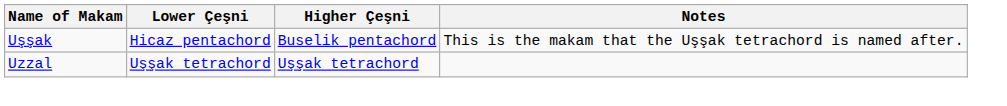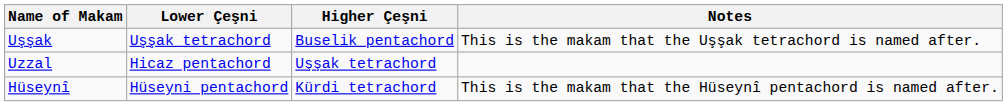(200, 40) Hicaz pentachord -> (200, 40) Uşşak tetrachord
(200, 64) Uşşak tetrachord -> (200, 64) Hicaz pentachord
+ row: (39, 88)
